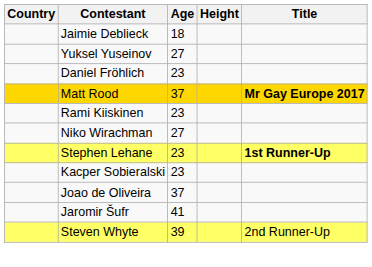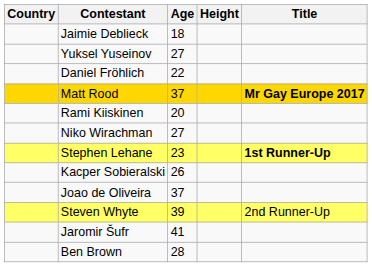(178, 73) 23 -> (178, 73) 22
(178, 113) 23 -> (178, 113) 20
(178, 172) 23 -> (178, 172) 26
rows swapped: (100, 232) <-> (95, 212)
+ row: (91, 251)
